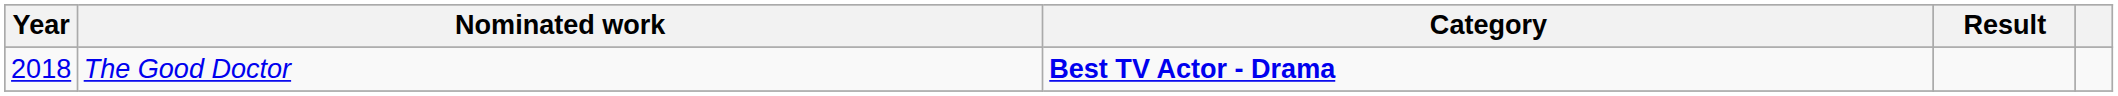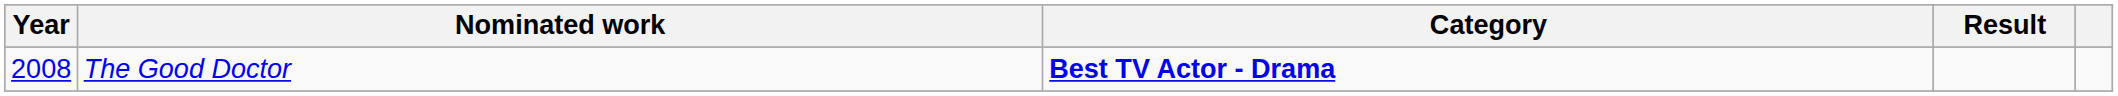(41, 68) 2018 -> (41, 68) 2008
